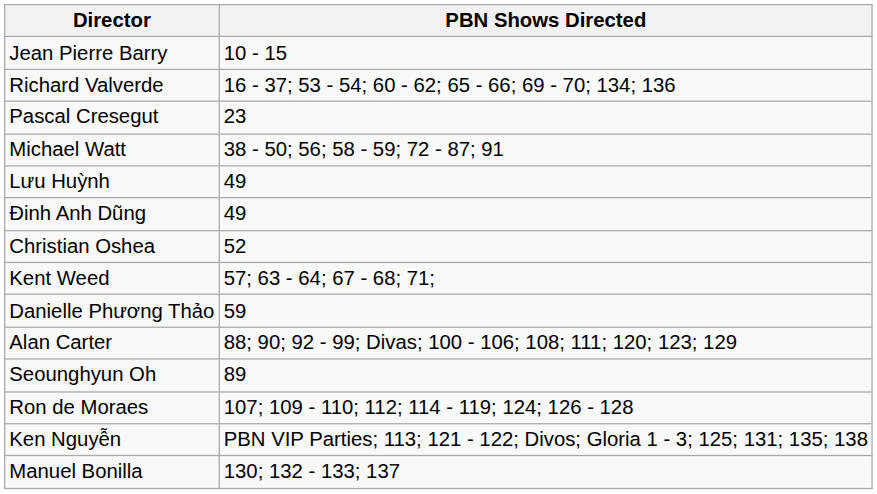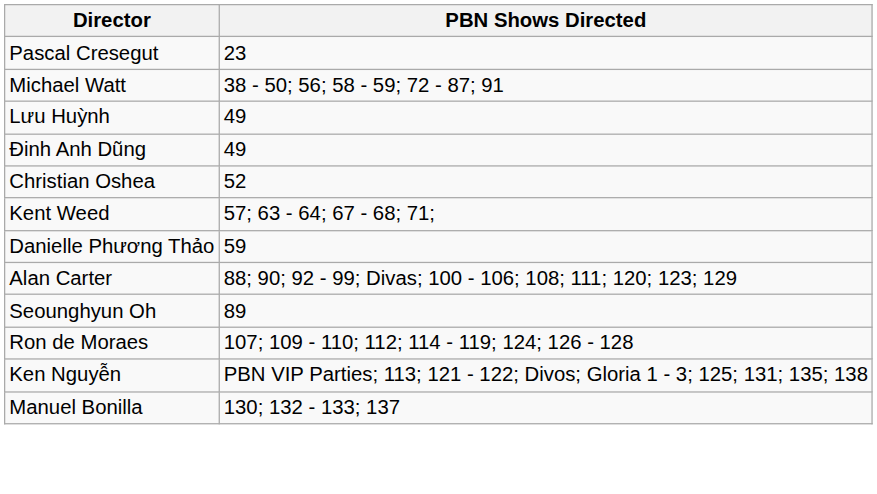- row: (88, 52)
- row: (87, 85)
